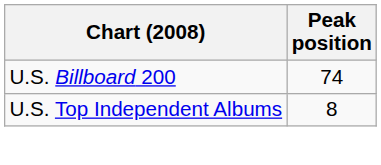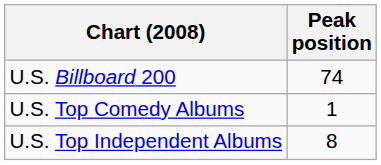+ row: (127, 109)
